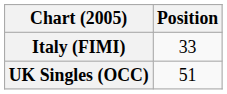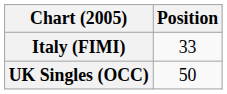(188, 74) 51 -> (188, 74) 50
